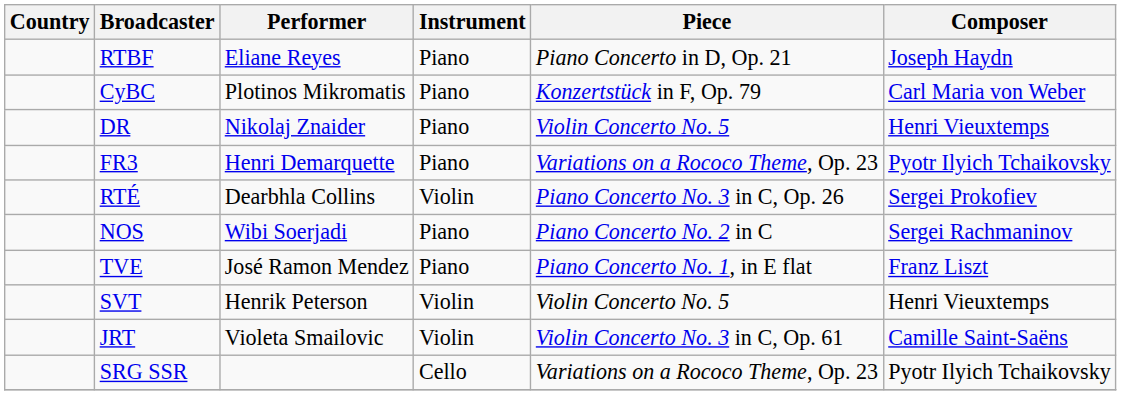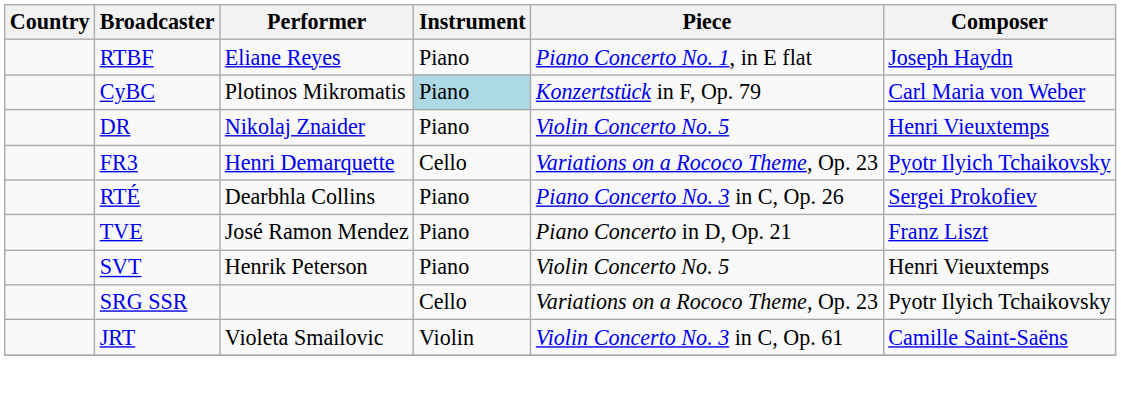(664, 57) Piano Concerto in D, Op. 21 -> (674, 57) Piano Concerto No. 1, in E flat
(444, 92) no background -> (444, 92) lightblue background
(444, 162) Piano -> (443, 162) Cello
(446, 197) Violin -> (444, 197) Piano
- row: (122, 232)
(674, 267) Piano Concerto No. 1, in E flat -> (664, 232) Piano Concerto in D, Op. 21
(446, 302) Violin -> (444, 267) Piano
rows swapped: (144, 372) <-> (117, 337)
